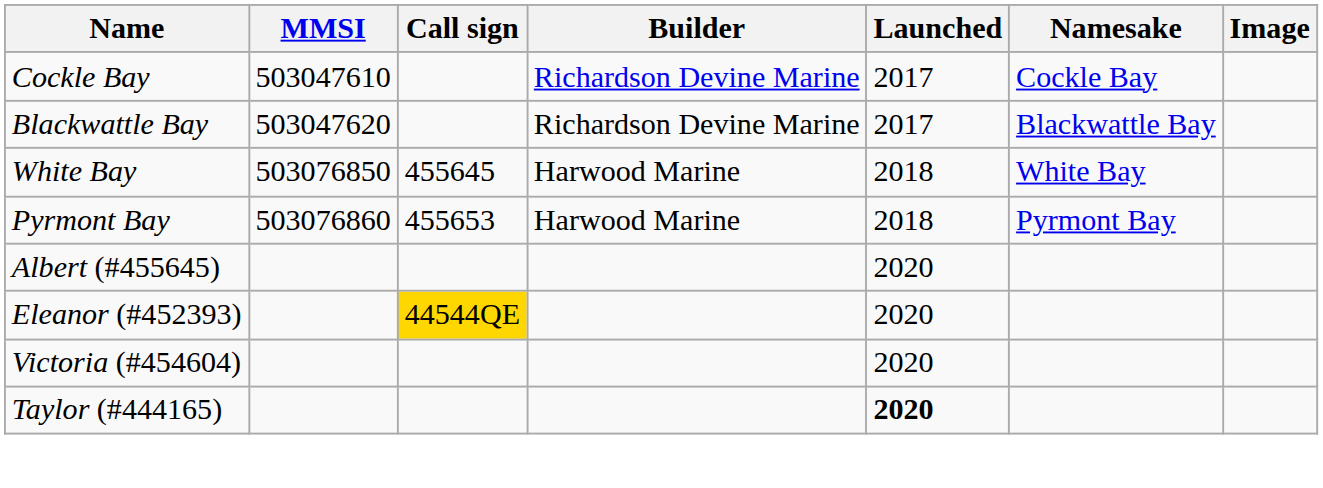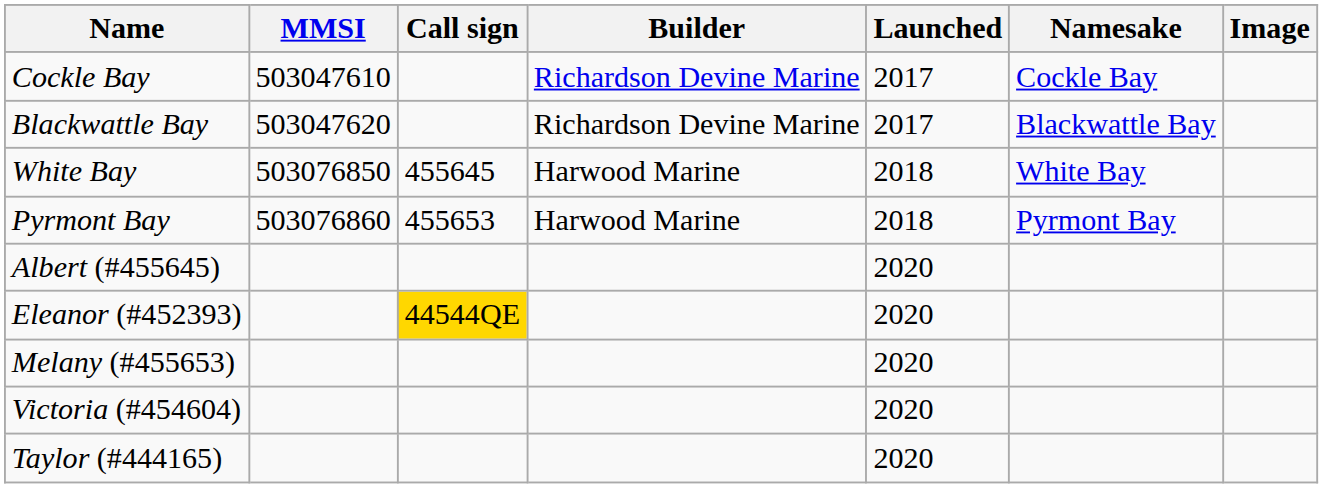+ row: (123, 362)
(904, 409) bold -> (904, 457) normal
